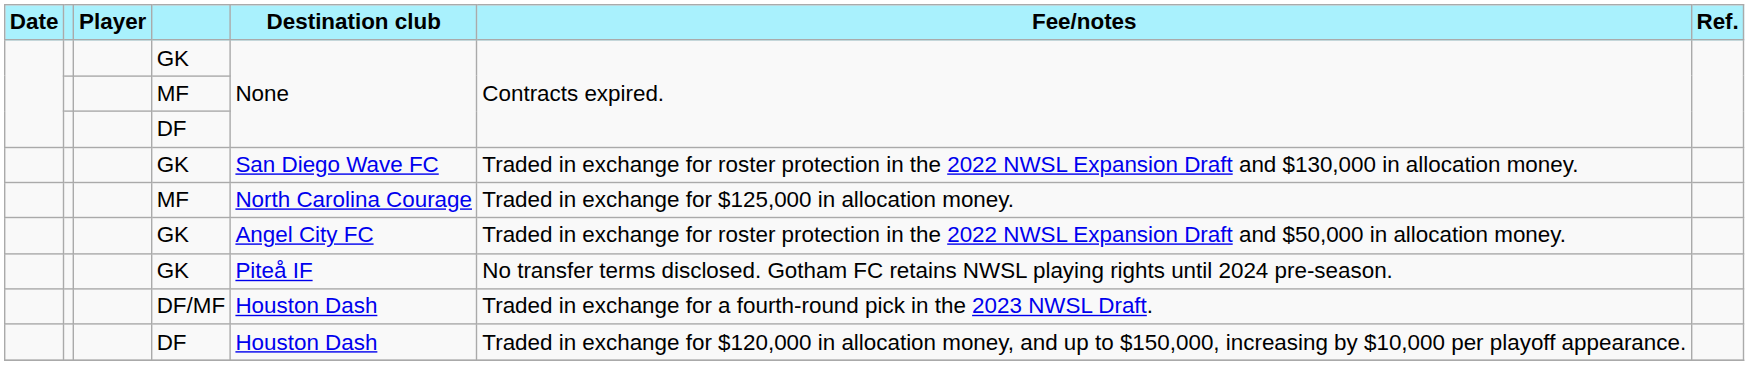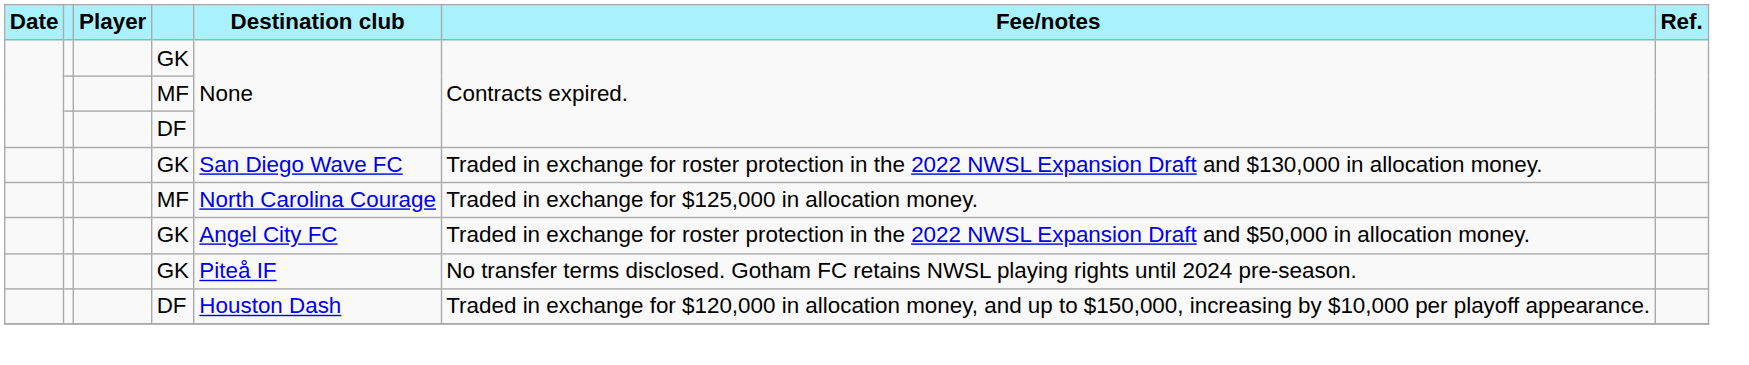- row: (34, 307)
